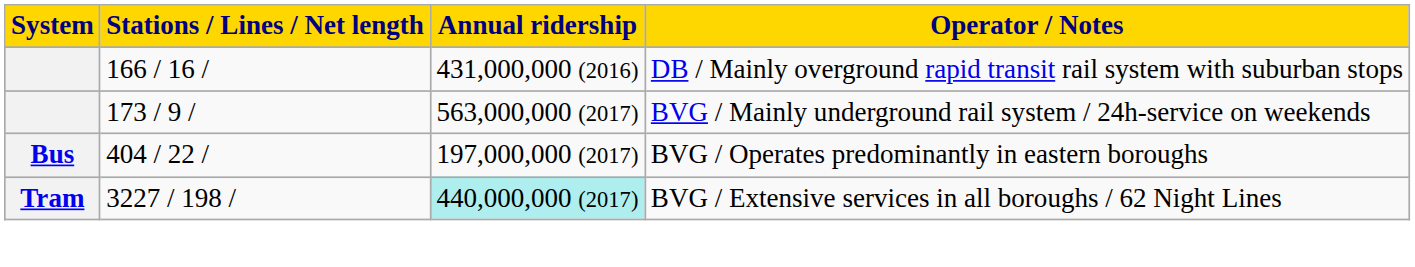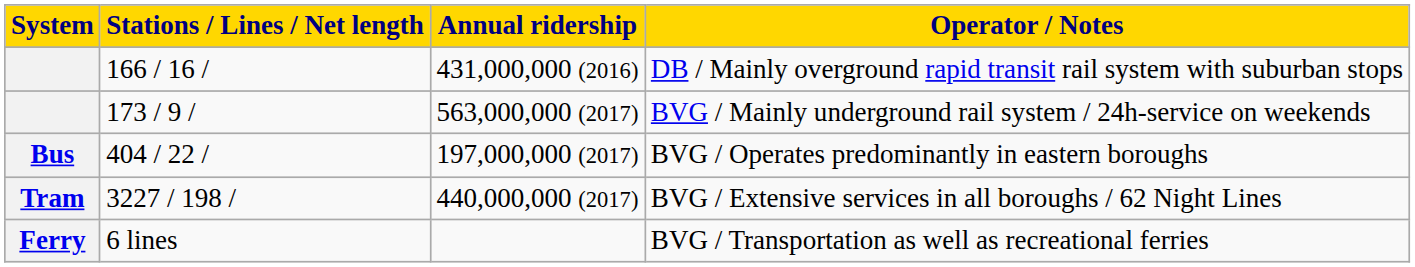(537, 197) paleturquoise background -> (537, 197) no background
+ row: (930, 240)
